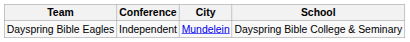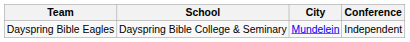columns swapped: (318, 12) <-> (148, 12)
